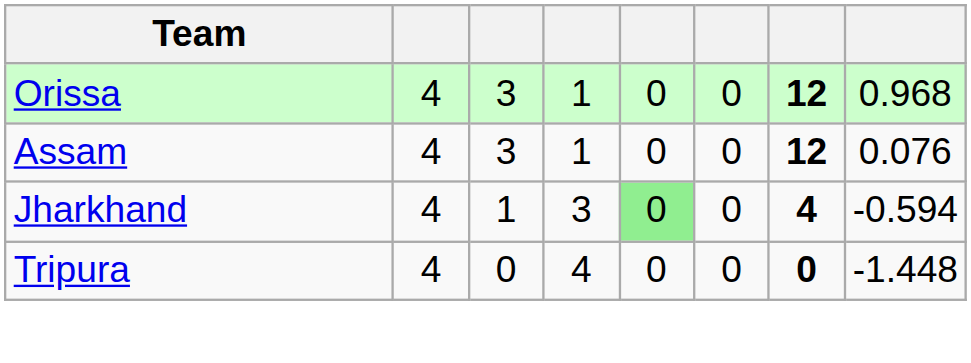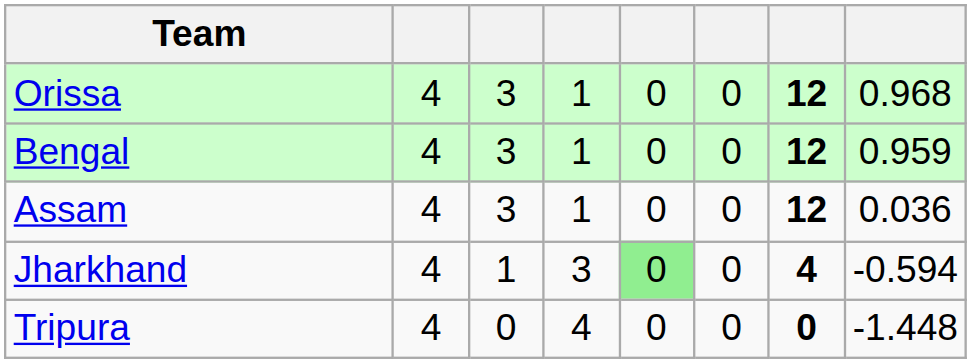+ row: (72, 151)
(905, 151) 0.076 -> (905, 210) 0.036
